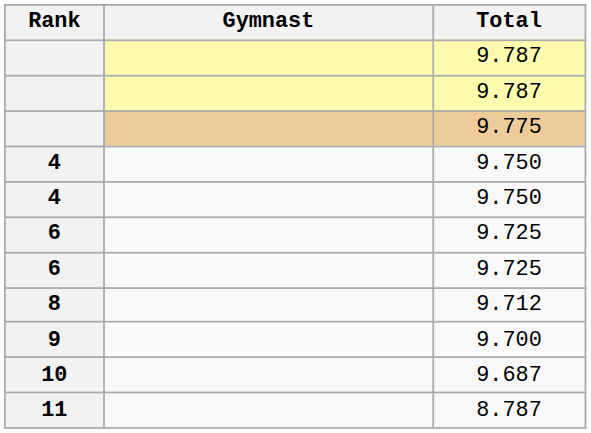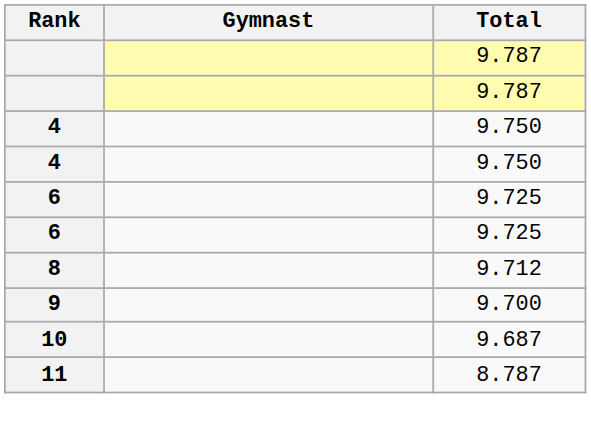- row: (54, 129)
